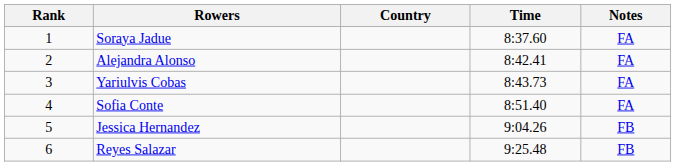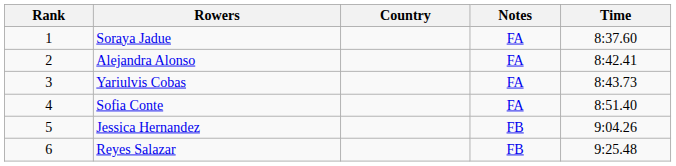columns swapped: (525, 15) <-> (626, 15)
